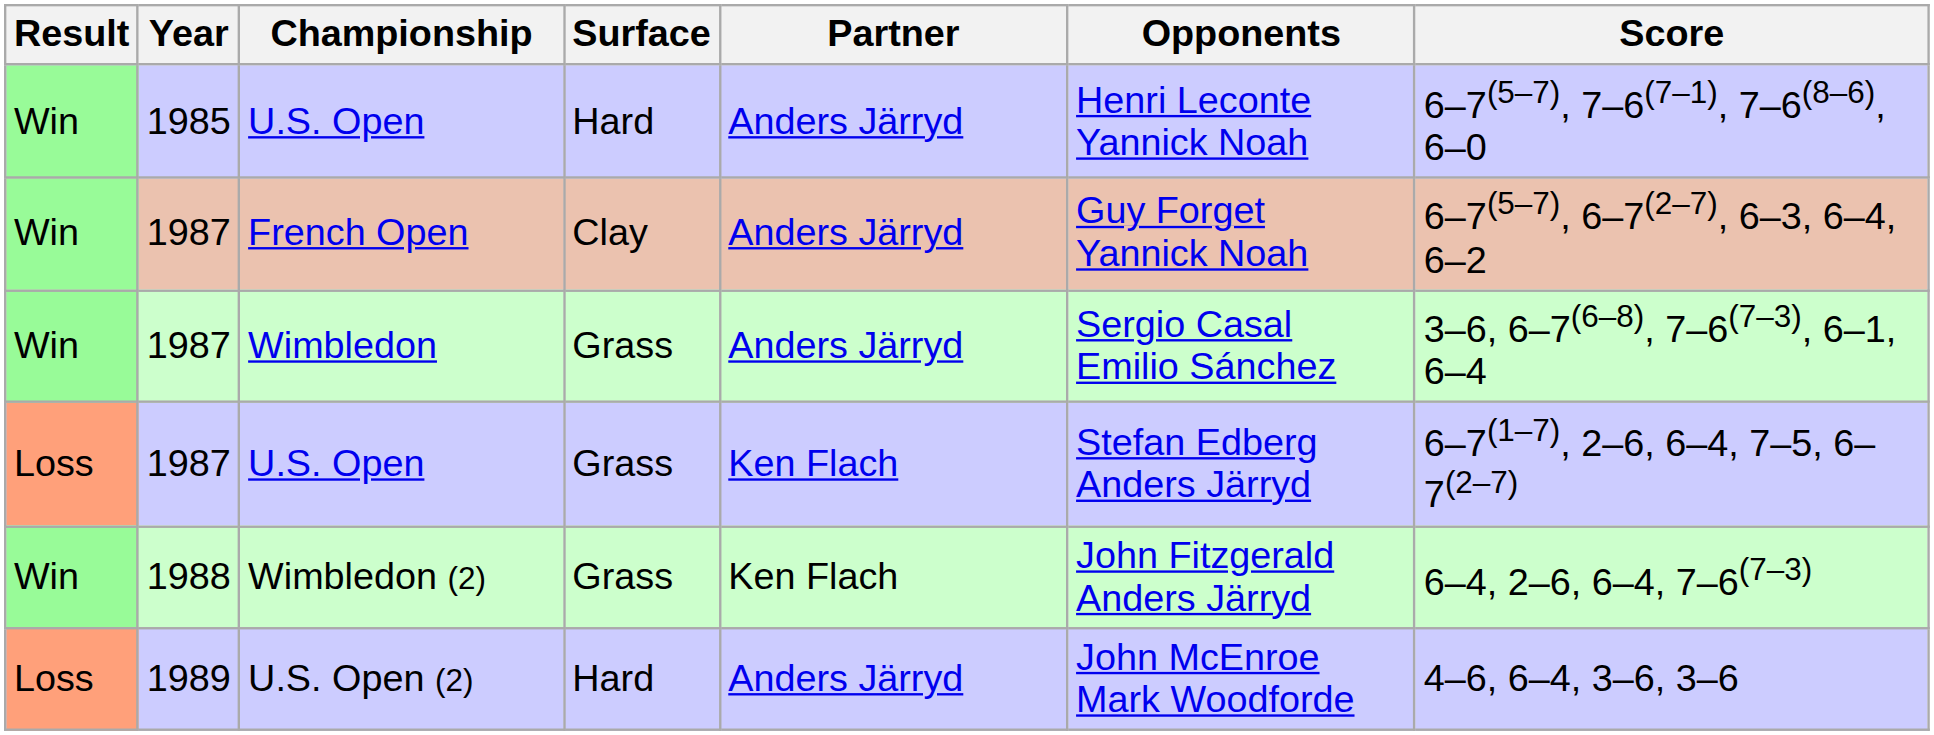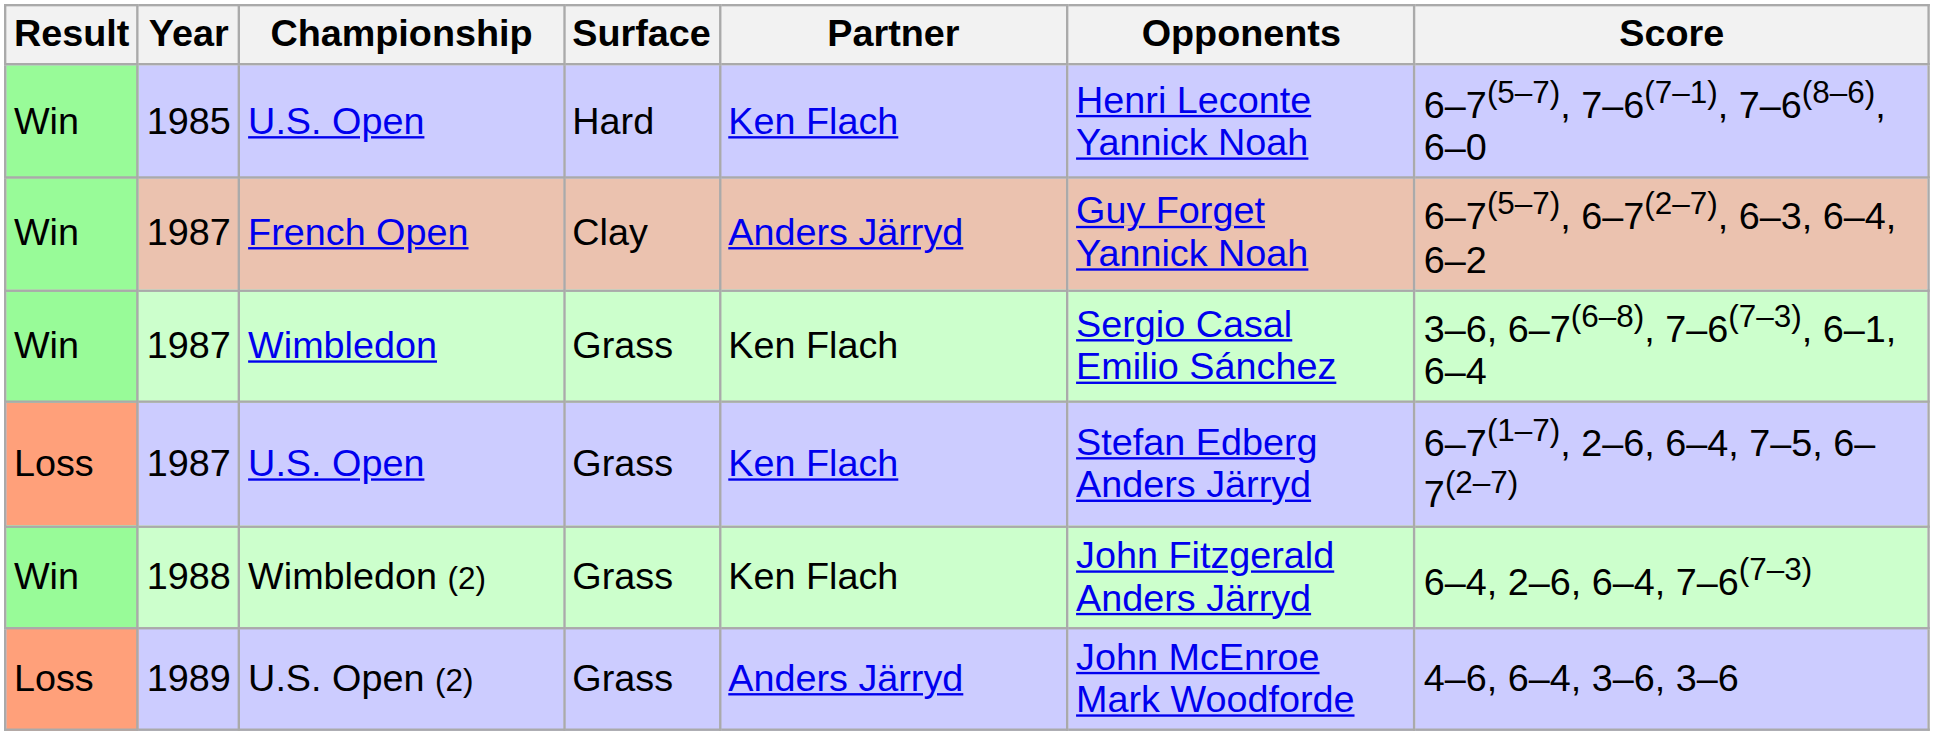(846, 120) Anders Järryd -> (813, 120) Ken Flach
(846, 345) Anders Järryd -> (813, 345) Ken Flach
(613, 678) Hard -> (623, 678) Grass
